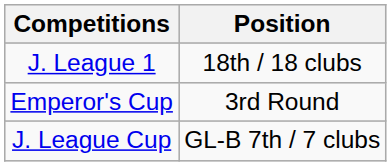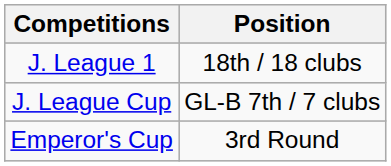rows swapped: (92, 101) <-> (92, 140)
